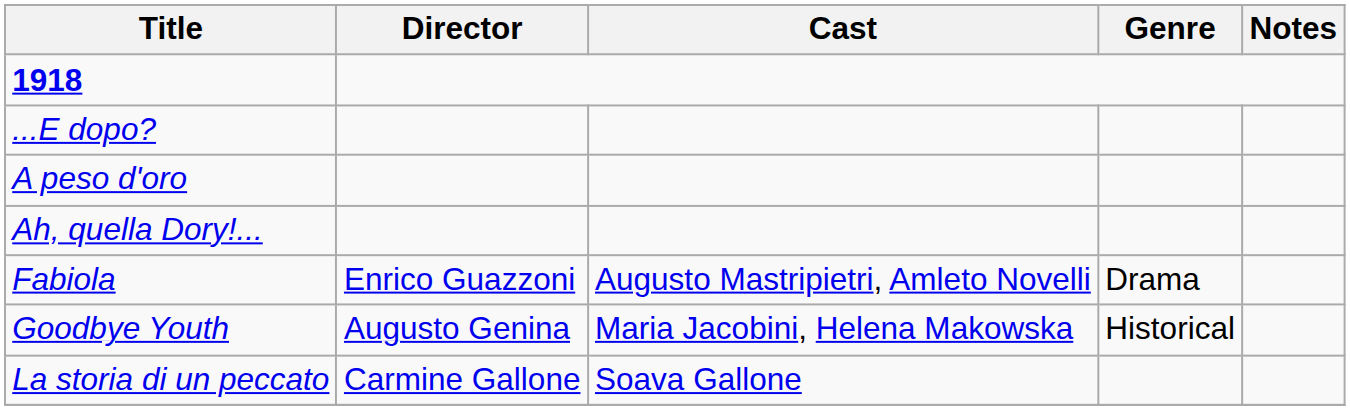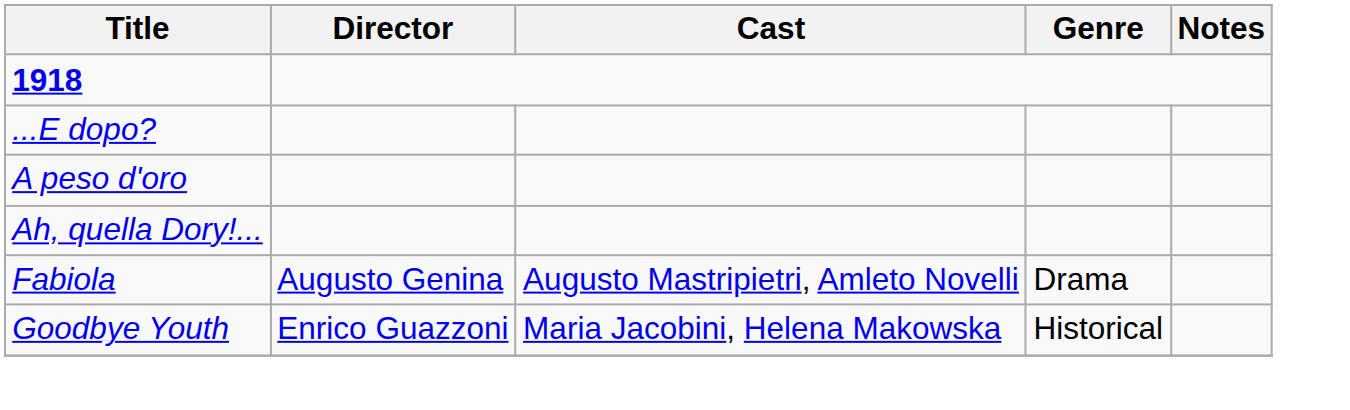(460, 279) Enrico Guazzoni -> (390, 279) Augusto Genina
(457, 329) Augusto Genina -> (393, 329) Enrico Guazzoni
- row: (171, 379)
